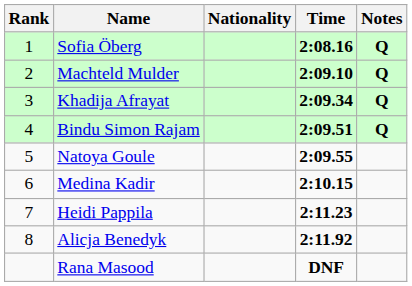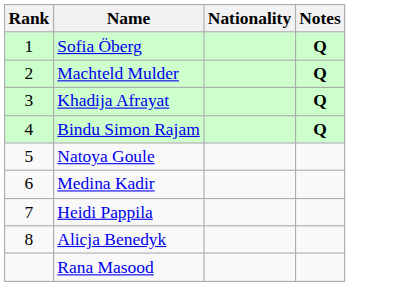- column: (326, 18)
